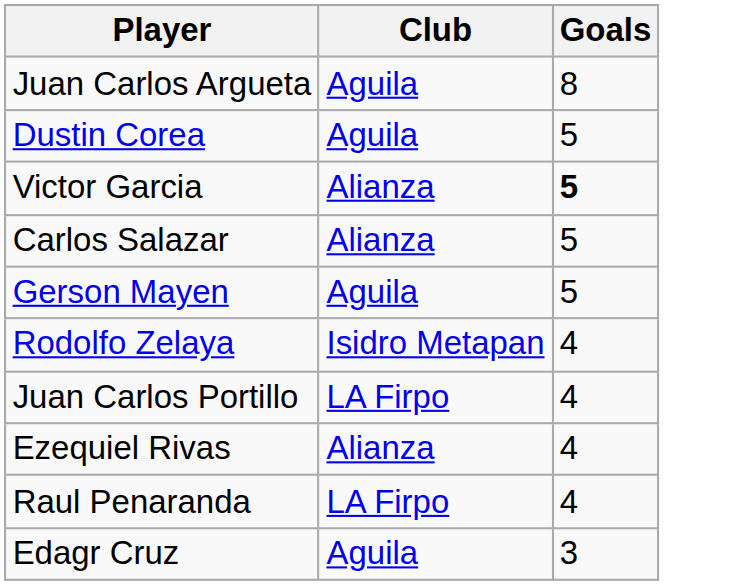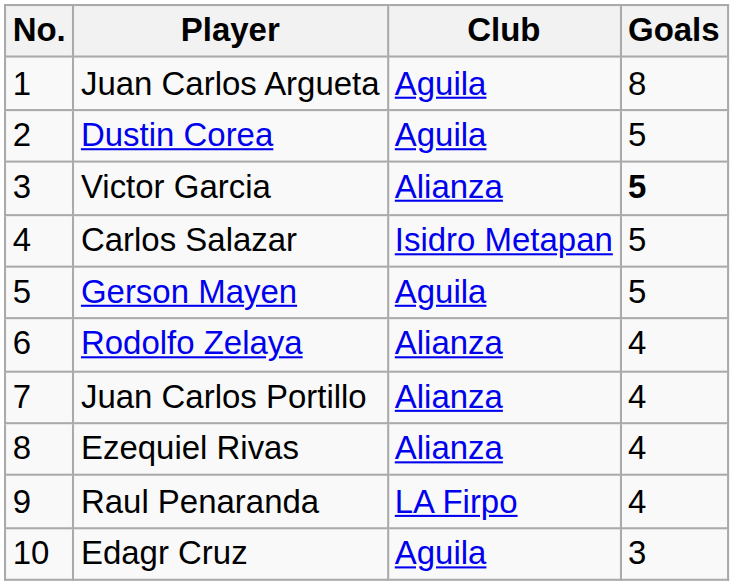+ column: (39, 30)
(381, 239) Alianza -> (504, 239) Isidro Metapan
(436, 344) Isidro Metapan -> (449, 344) Alianza
(388, 396) LA Firpo -> (449, 396) Alianza
